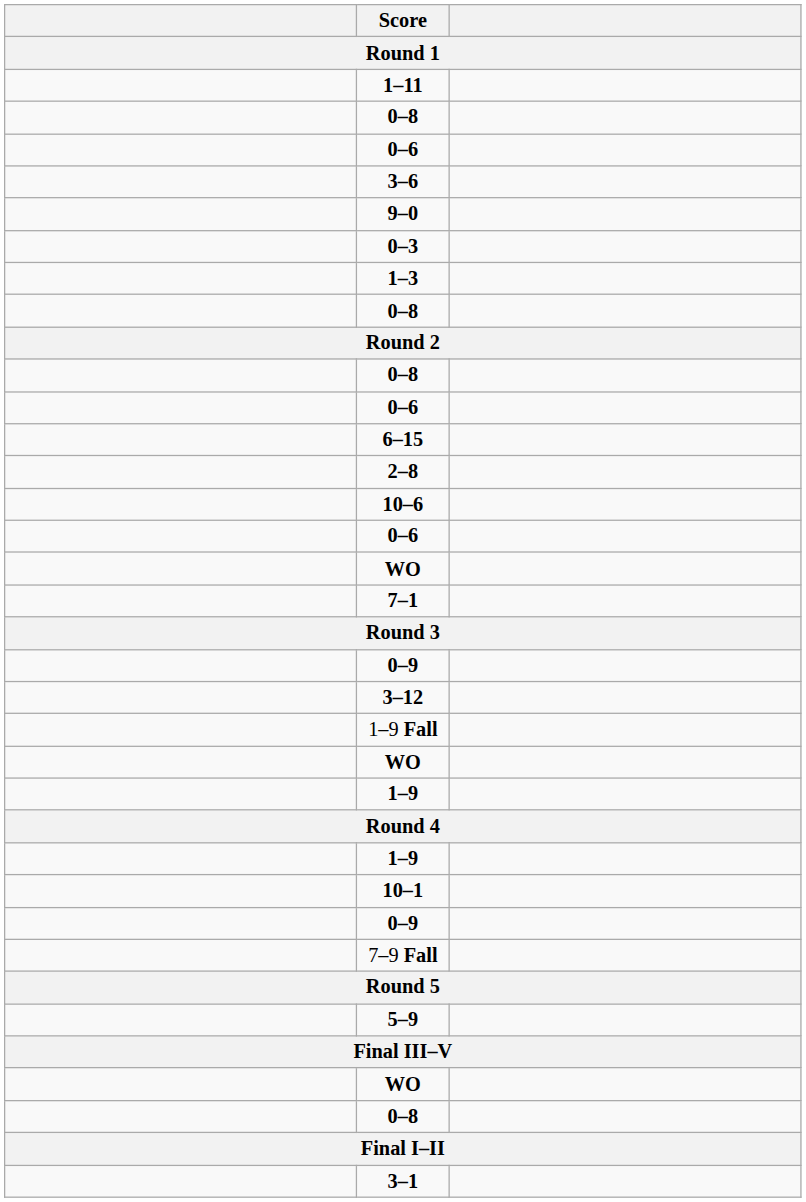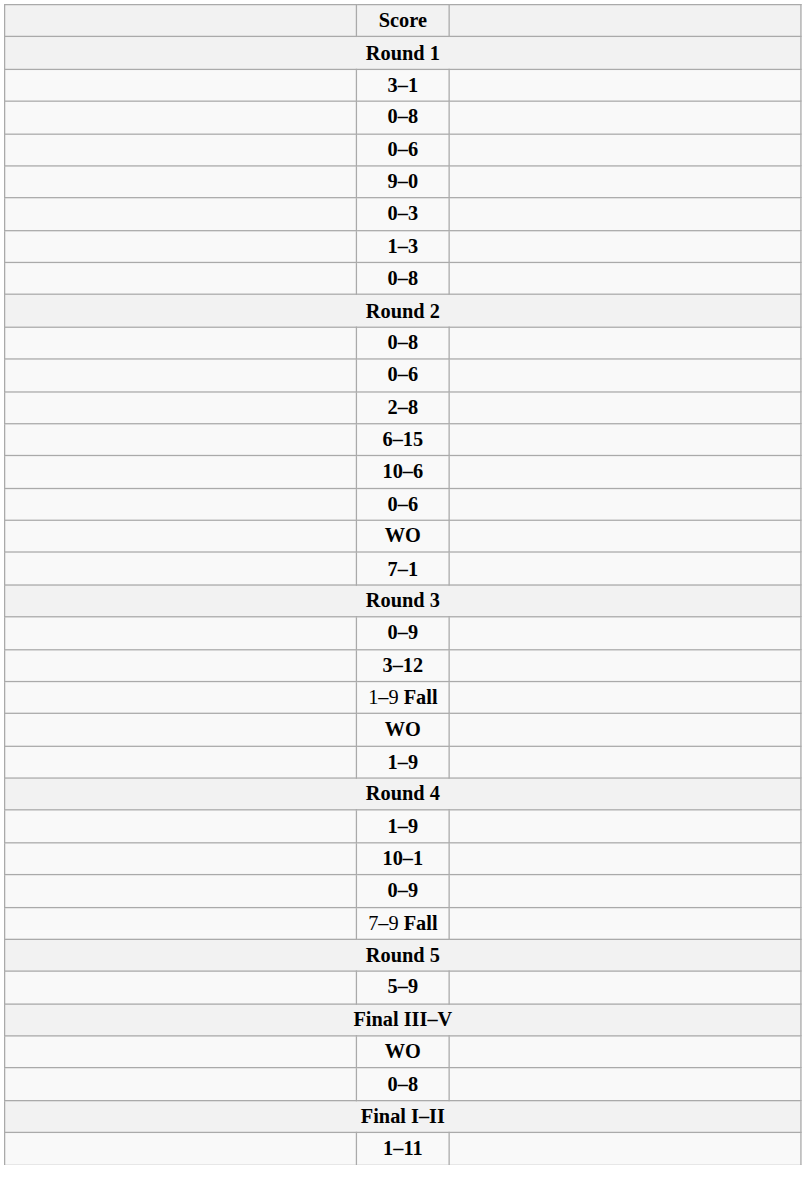rows swapped: (181, 85) <-> (181, 1181)
- row: (181, 182)
rows swapped: (181, 440) <-> (181, 472)
